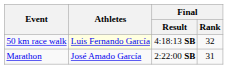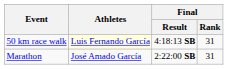(210, 42) 32 -> (210, 42) 31
